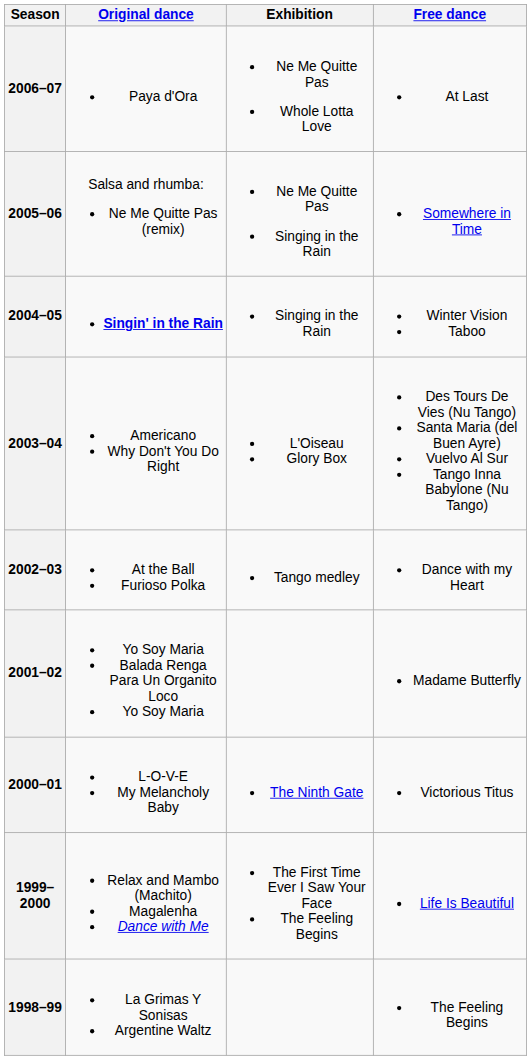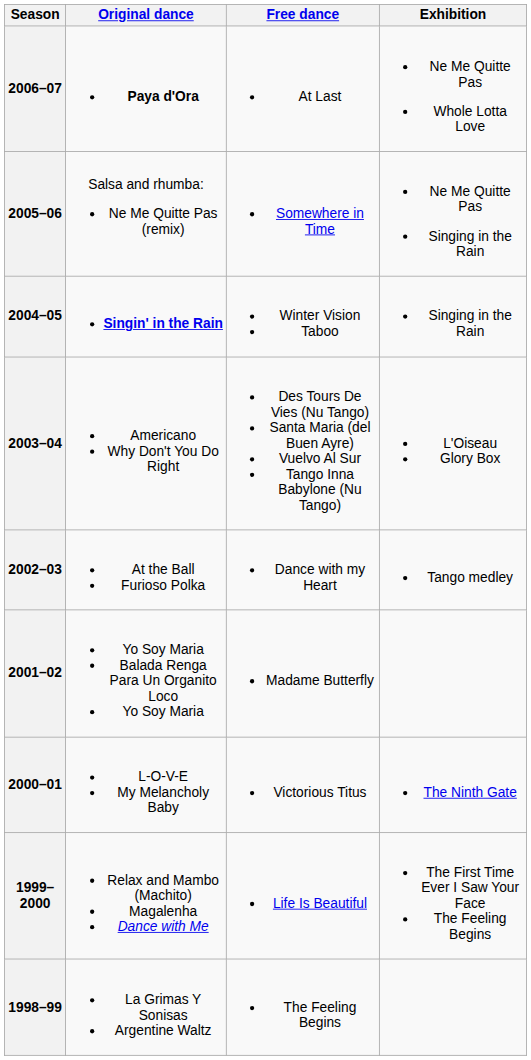columns swapped: (450, 15) <-> (300, 15)
(146, 97) normal -> (146, 97) bold
